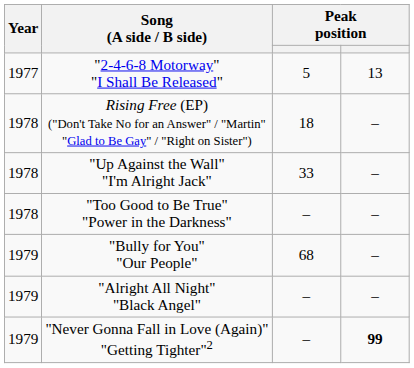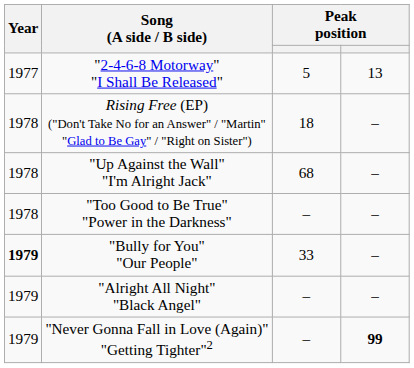(306, 172) 33 -> (306, 172) 68
(23, 255) normal -> (23, 255) bold
(306, 255) 68 -> (306, 255) 33
